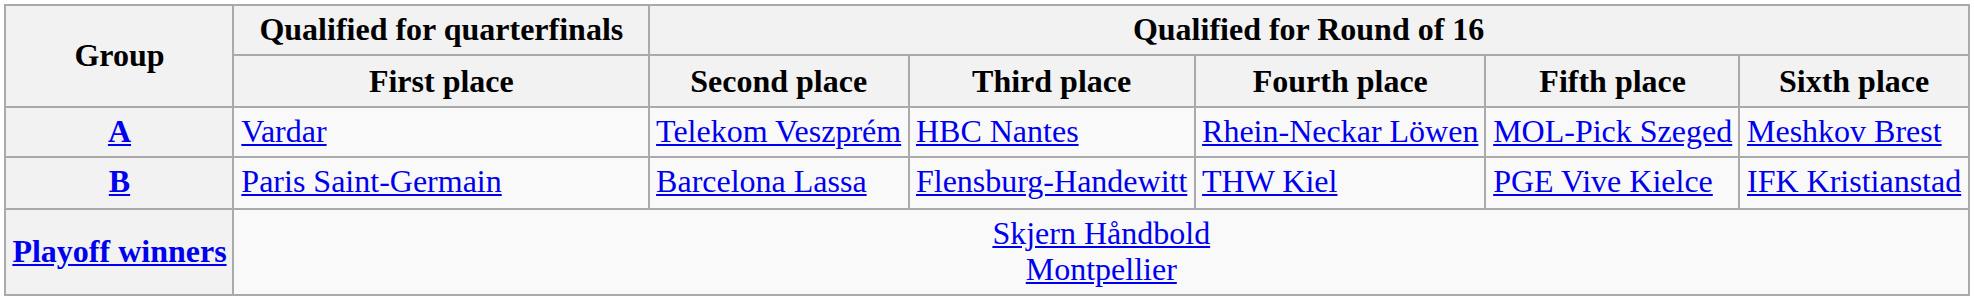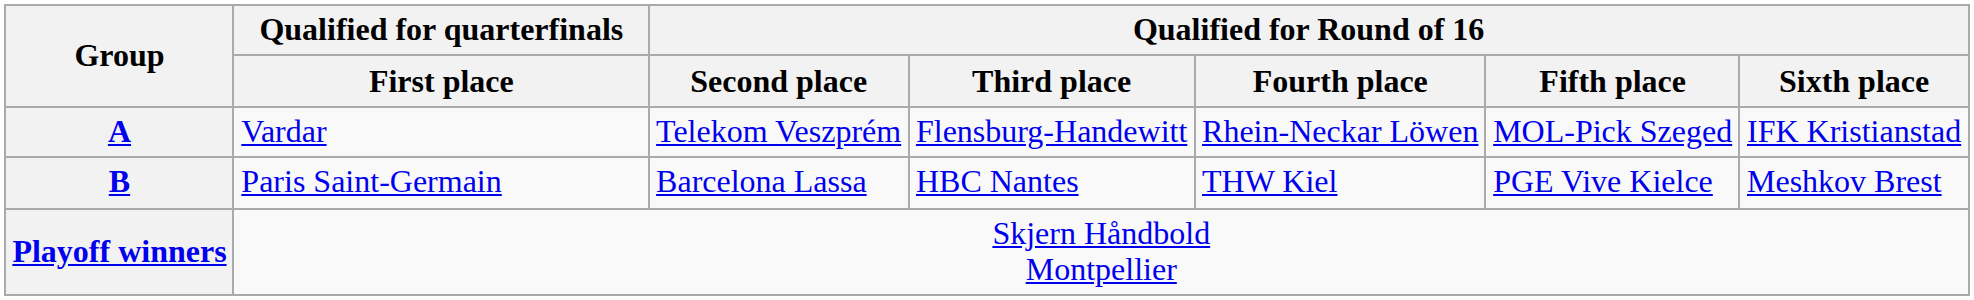(997, 131) HBC Nantes -> (1052, 131) Flensburg-Handewitt
(1844, 131) Meshkov Brest -> (1854, 131) IFK Kristianstad
(1052, 182) Flensburg-Handewitt -> (997, 182) HBC Nantes
(1854, 182) IFK Kristianstad -> (1844, 182) Meshkov Brest
